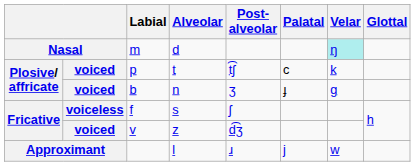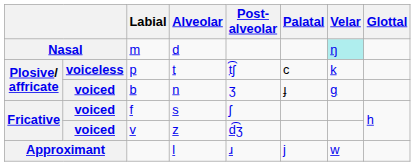(95, 69) voiced -> (95, 69) voiceless
(95, 110) voiceless -> (95, 110) voiced
